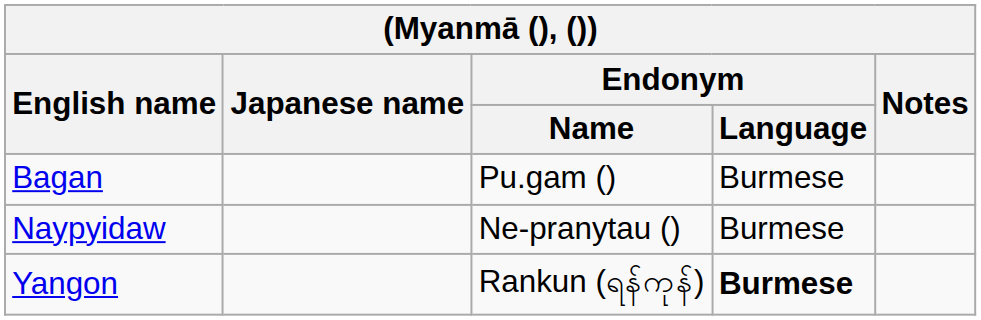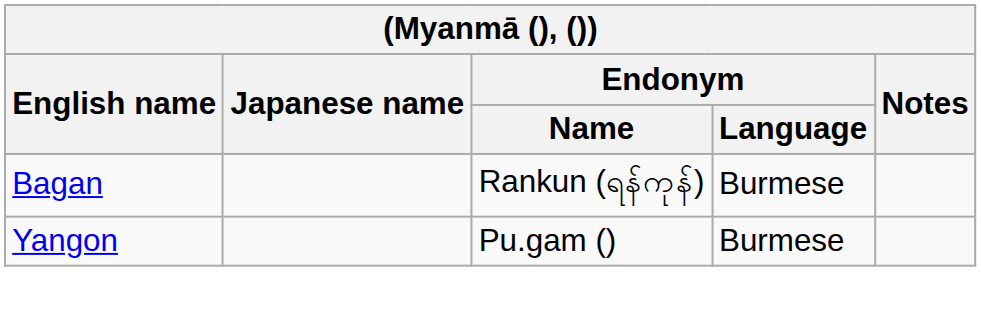(547, 178) Pu.gam () -> (592, 182) Rankun (ရန်ကုန်)
- row: (89, 228)
(592, 281) Rankun (ရန်ကုန်) -> (547, 240) Pu.gam ()
(786, 283) bold -> (782, 240) normal
